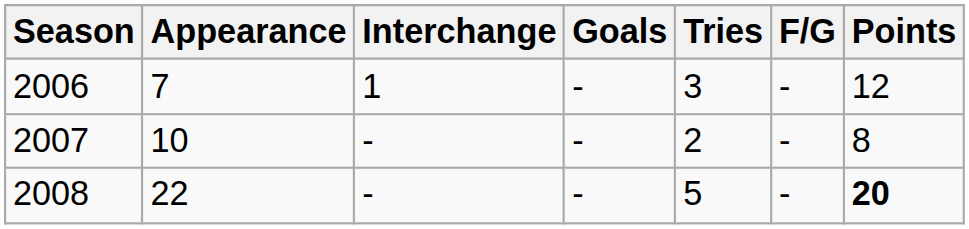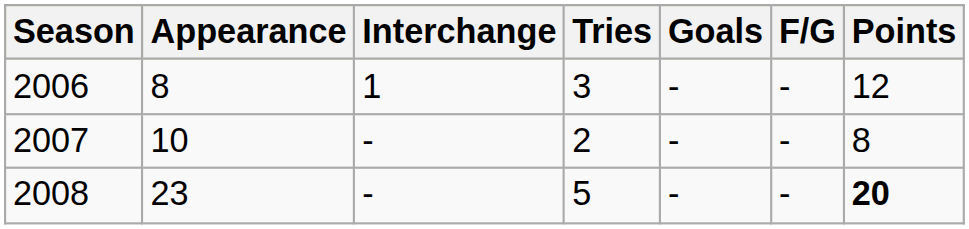columns swapped: (723, 31) <-> (620, 31)
(160, 85) 7 -> (160, 85) 8
(170, 194) 22 -> (170, 194) 23
